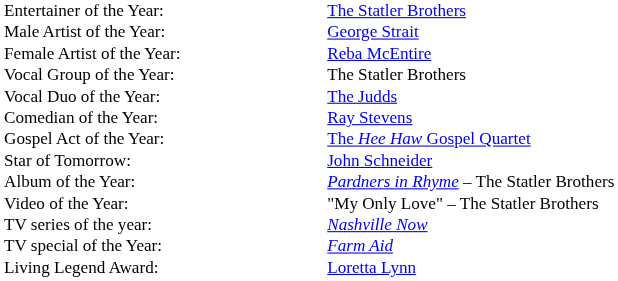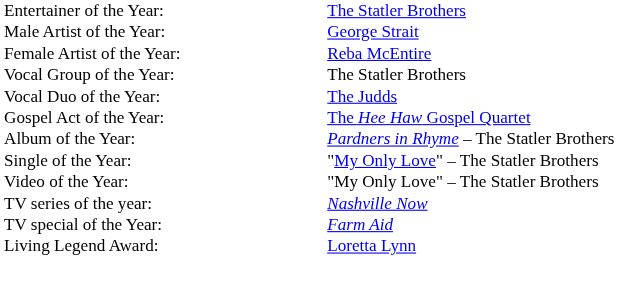- row: (81, 117)
- row: (68, 160)
+ row: (68, 160)
